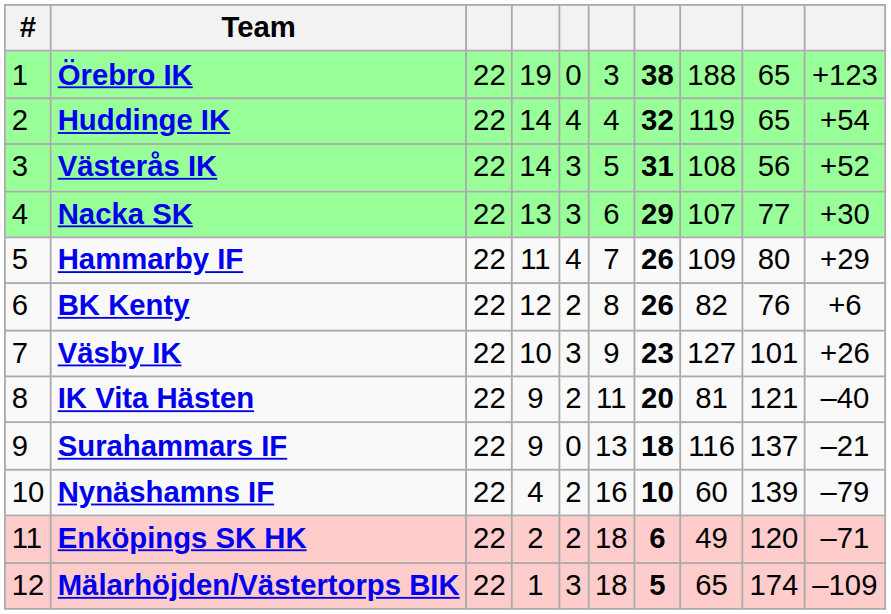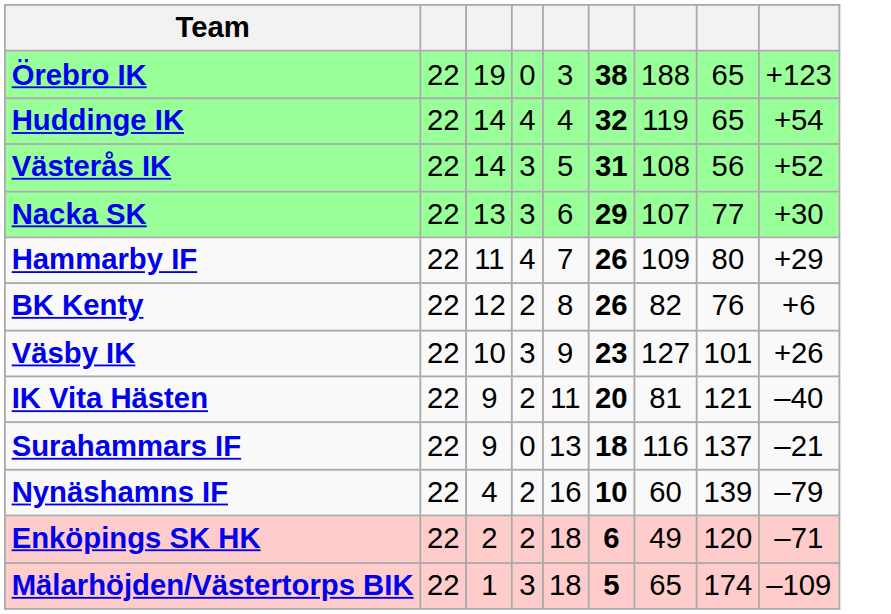- column: (28, 27)
